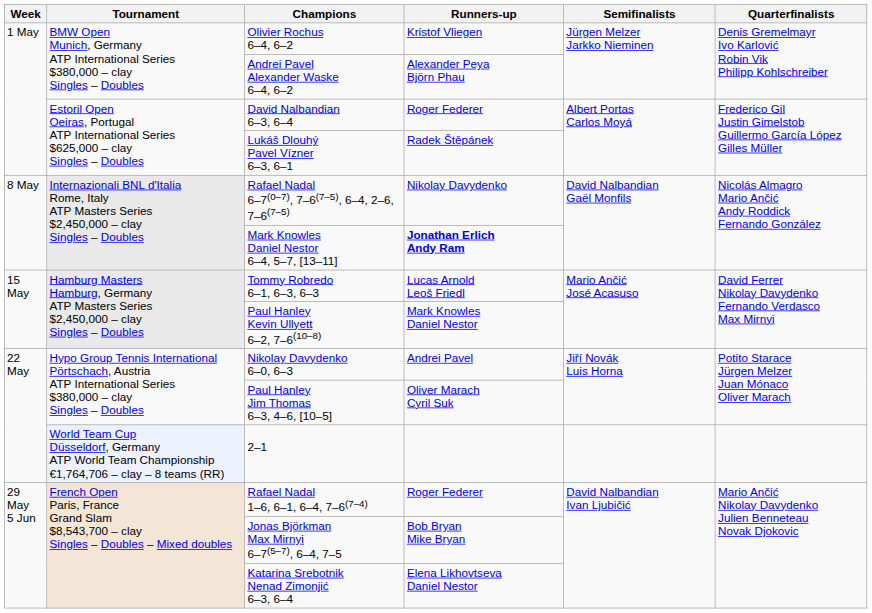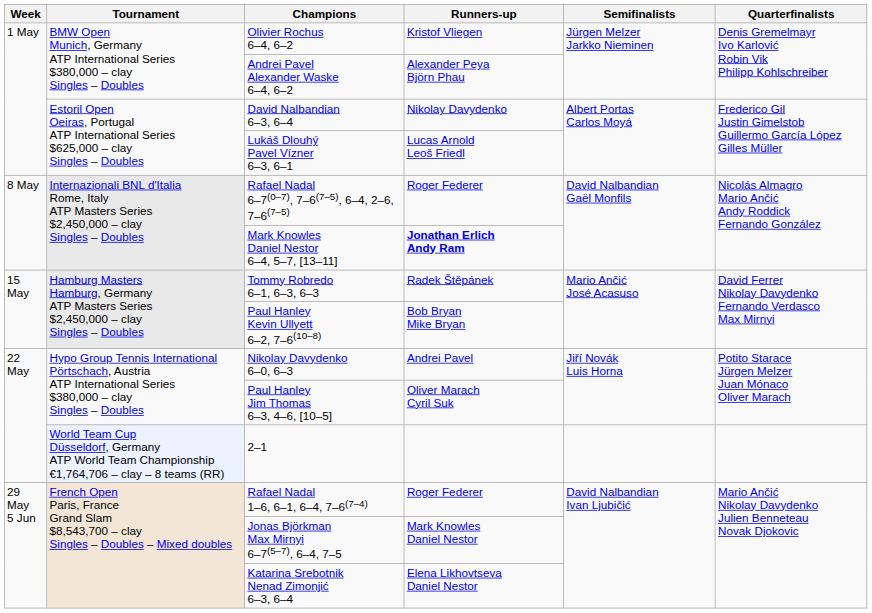(445, 109) Roger Federer -> (457, 109) Nikolay Davydenko
(450, 140) Radek Štěpánek -> (441, 147) Lucas Arnold Leoš Friedl
(457, 185) Nikolay Davydenko -> (445, 185) Roger Federer
(441, 286) Lucas Arnold Leoš Friedl -> (450, 279) Radek Štěpánek
(444, 317) Mark Knowles Daniel Nestor -> (436, 317) Bob Bryan Mike Bryan
(436, 532) Bob Bryan Mike Bryan -> (444, 532) Mark Knowles Daniel Nestor
